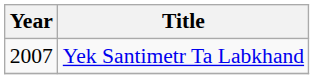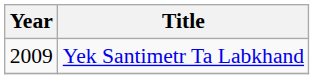(31, 55) 2007 -> (31, 55) 2009
